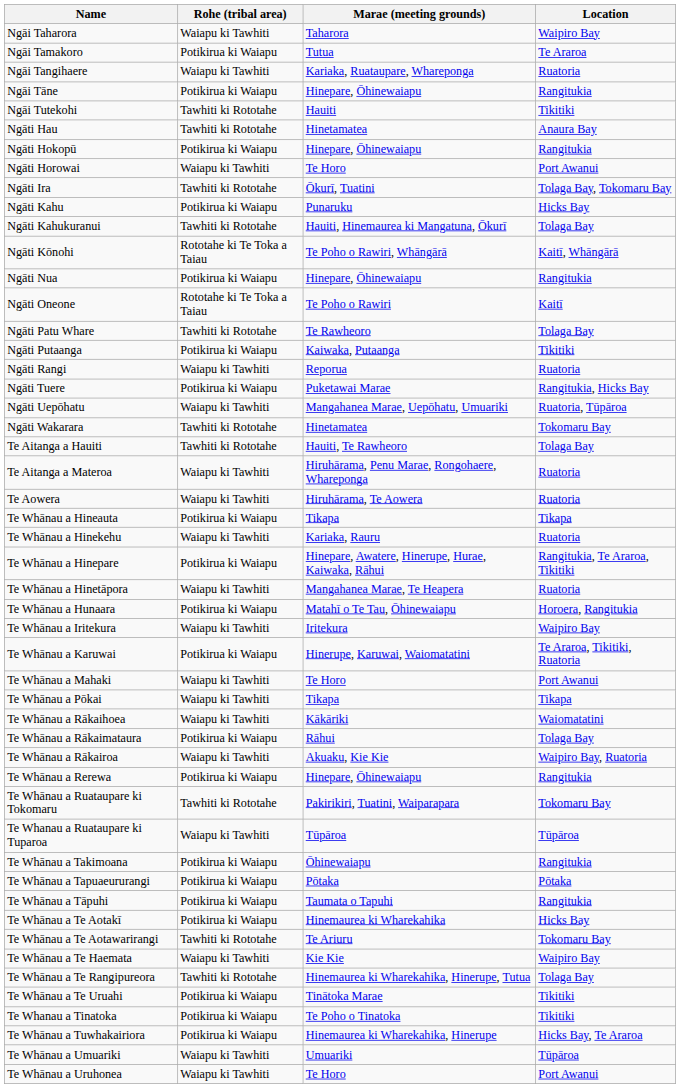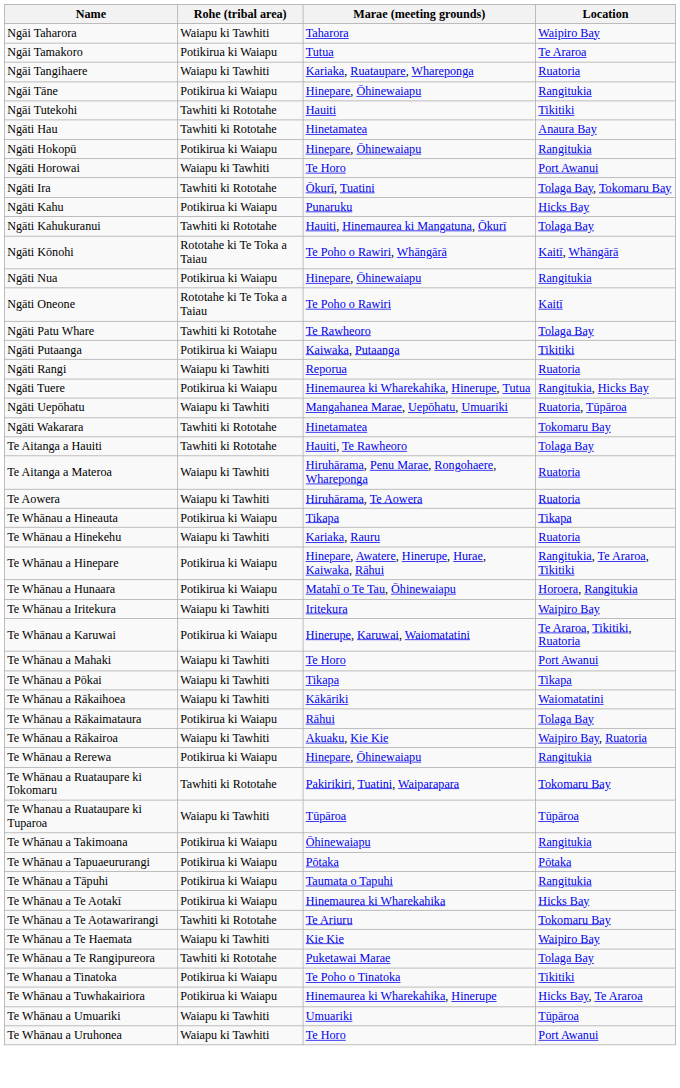(348, 388) Puketawai Marae -> (418, 388) Hinemaurea ki Wharekahika, Hinerupe, Tutua
- row: (68, 589)
(418, 977) Hinemaurea ki Wharekahika, Hinerupe, Tutua -> (348, 958) Puketawai Marae
- row: (65, 997)
